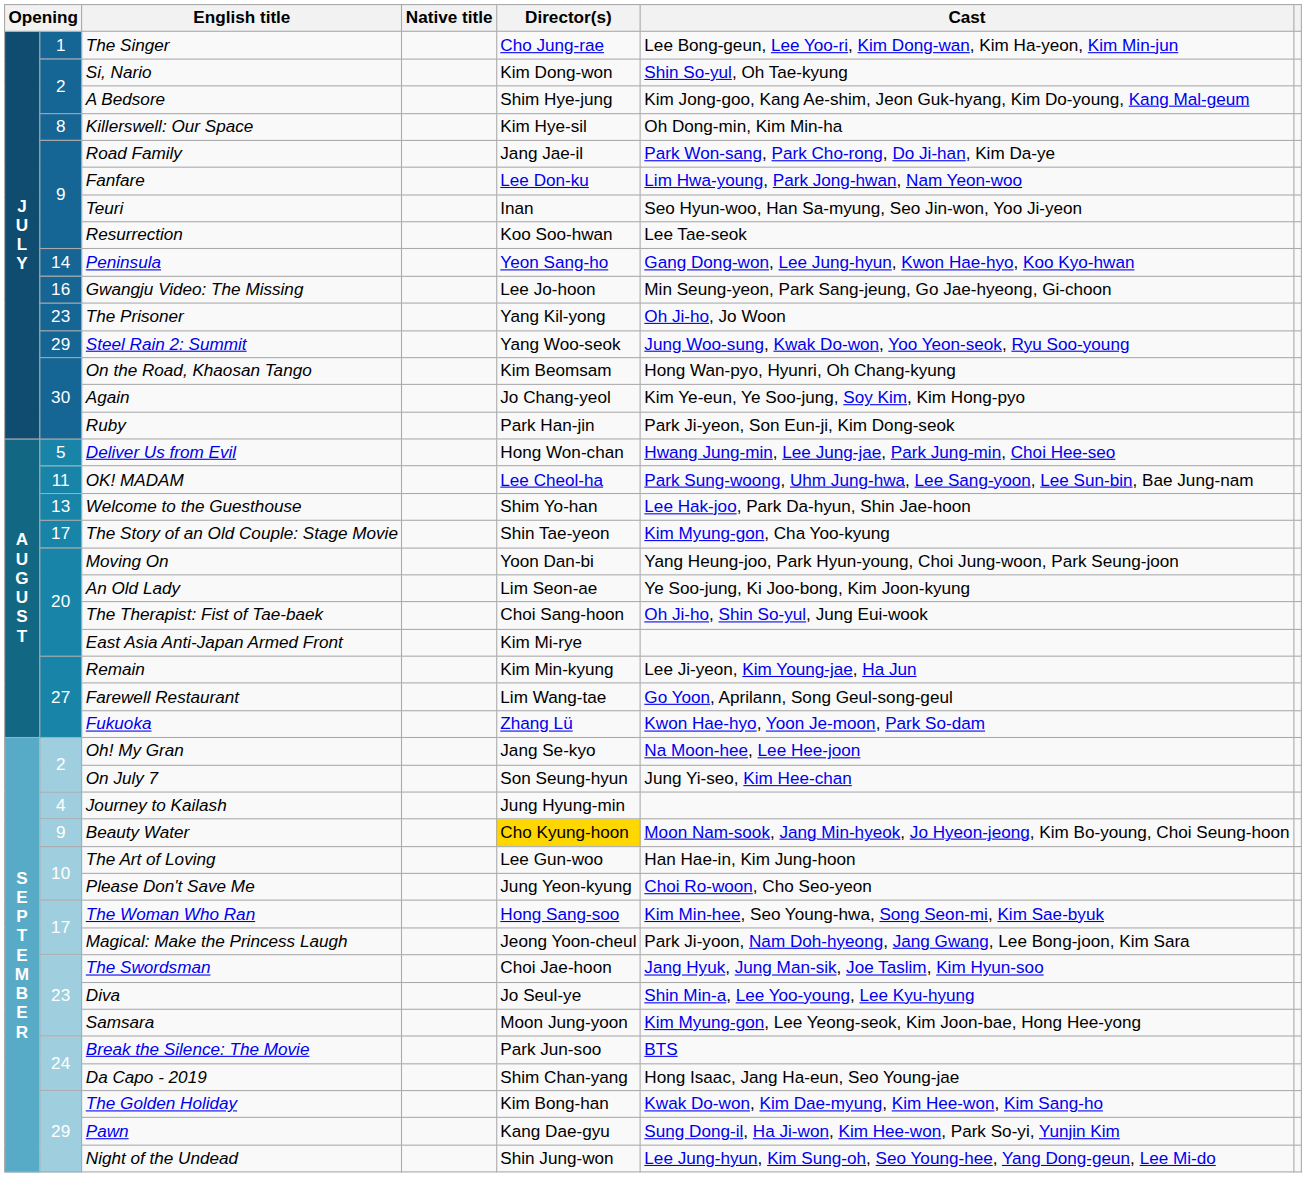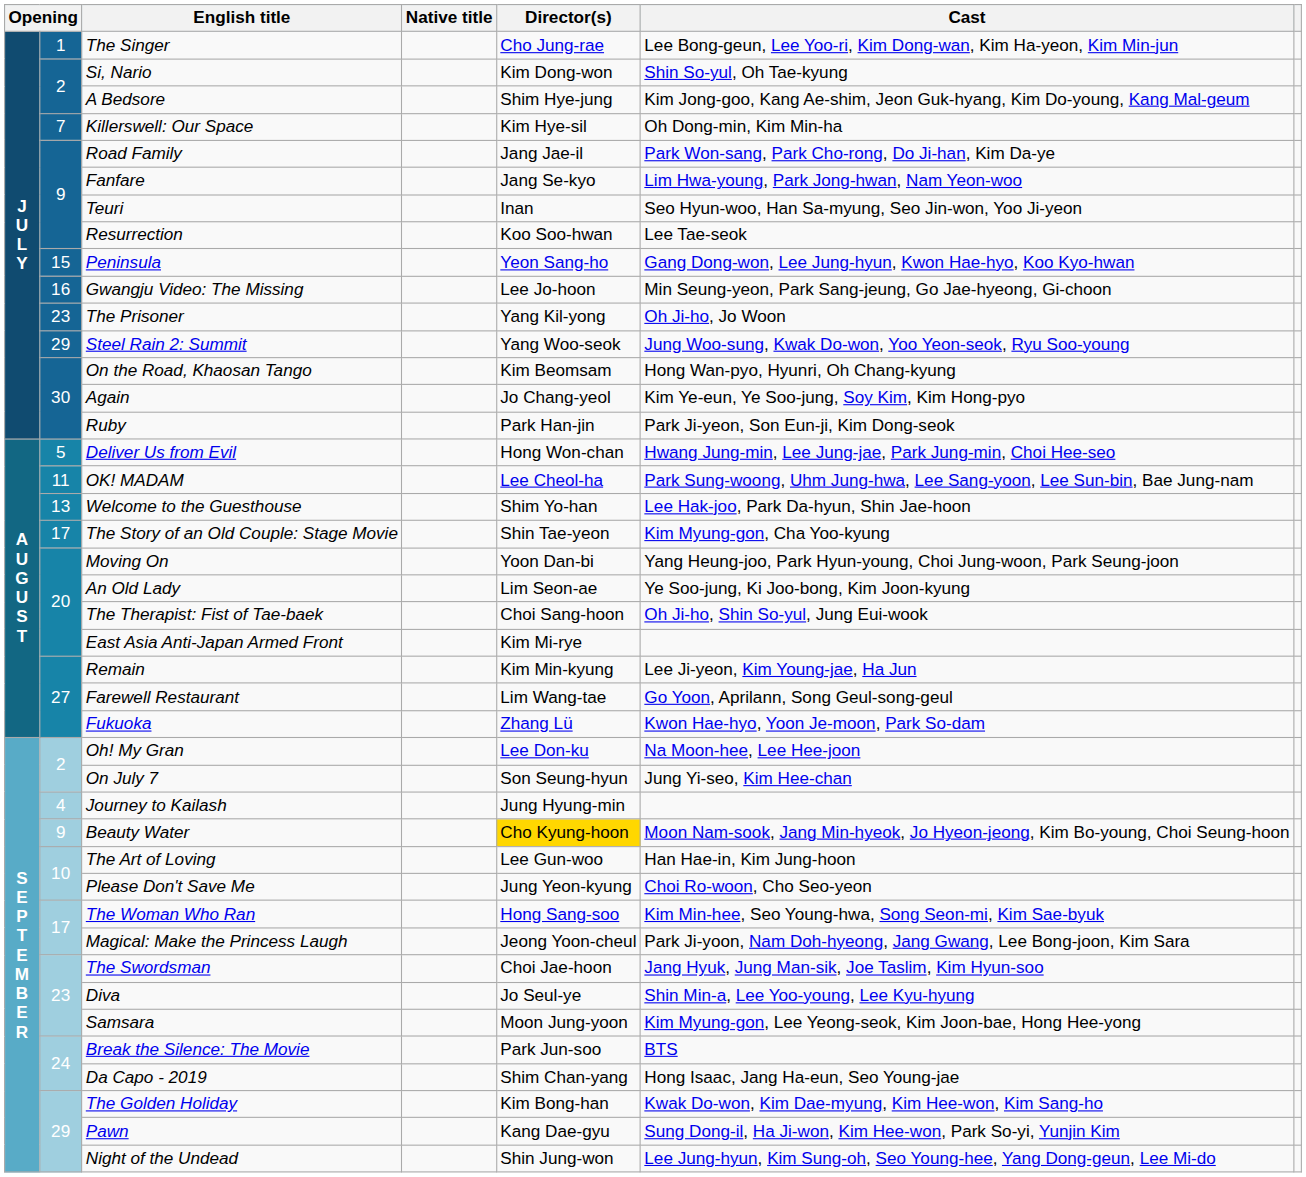(61, 126) 8 -> (61, 126) 7
(545, 180) Lee Don-ku -> (548, 180) Jang Se-kyo
(61, 262) 14 -> (61, 262) 15
(548, 751) Jang Se-kyo -> (545, 751) Lee Don-ku
